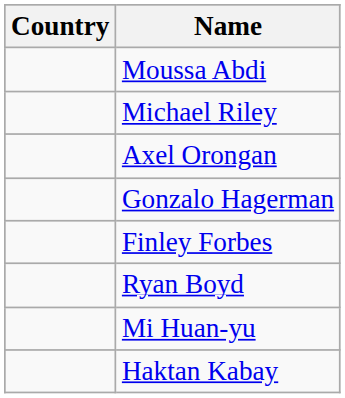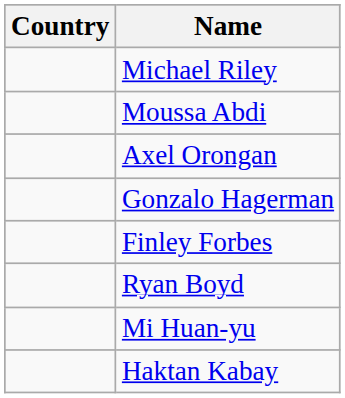rows swapped: (199, 112) <-> (194, 69)
